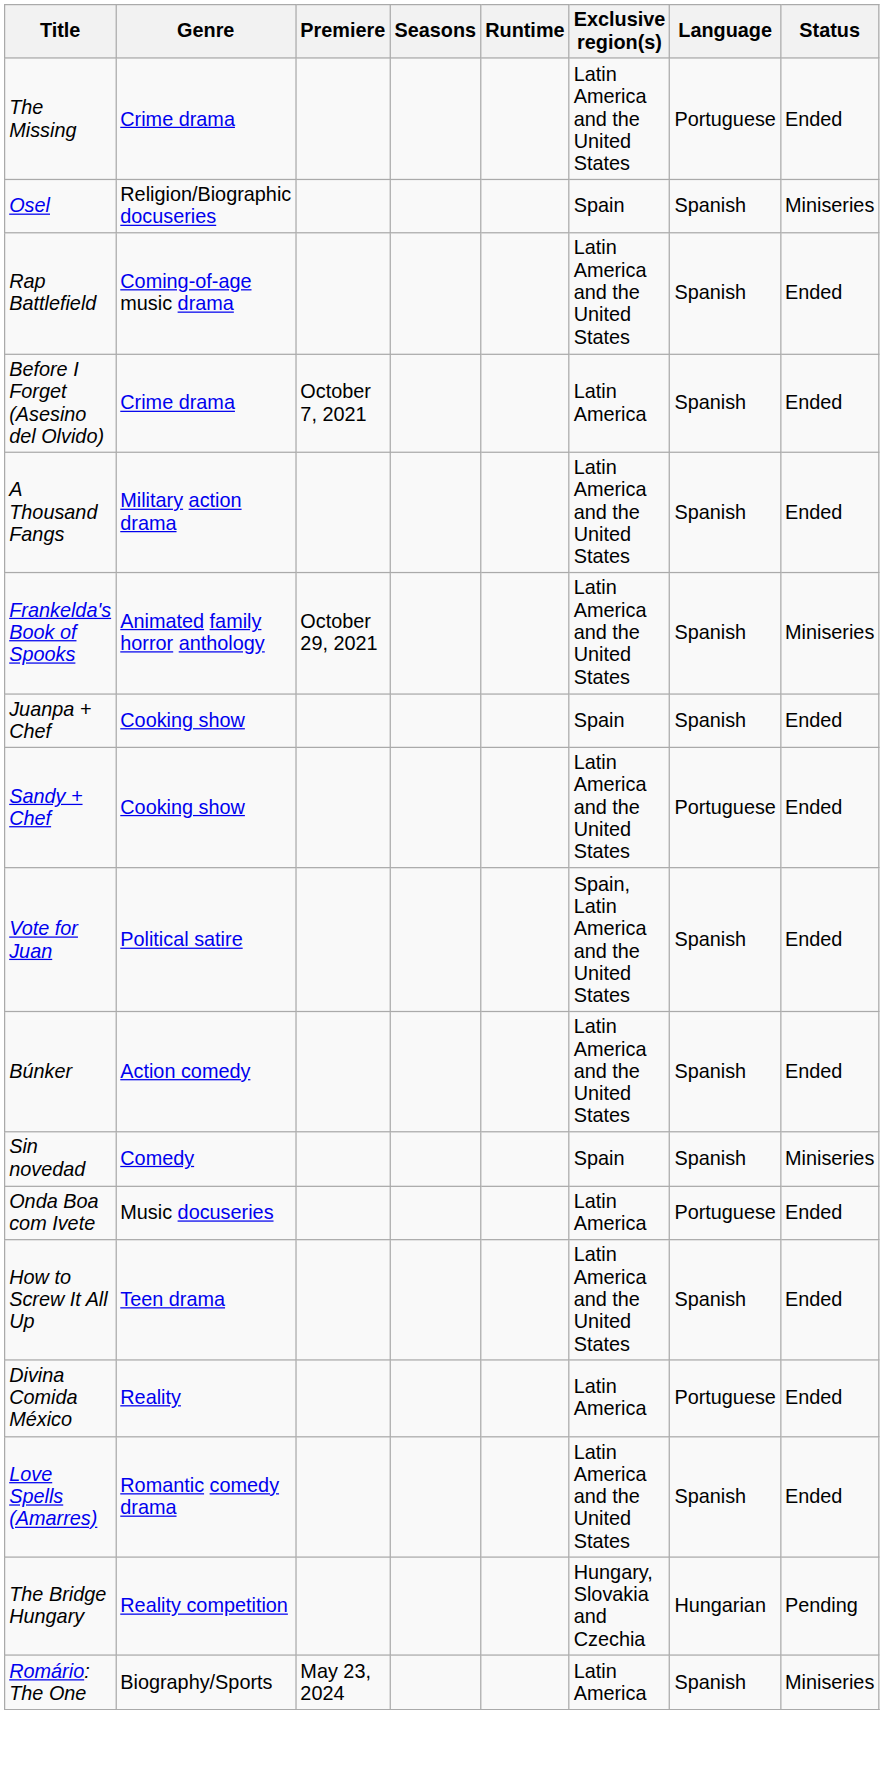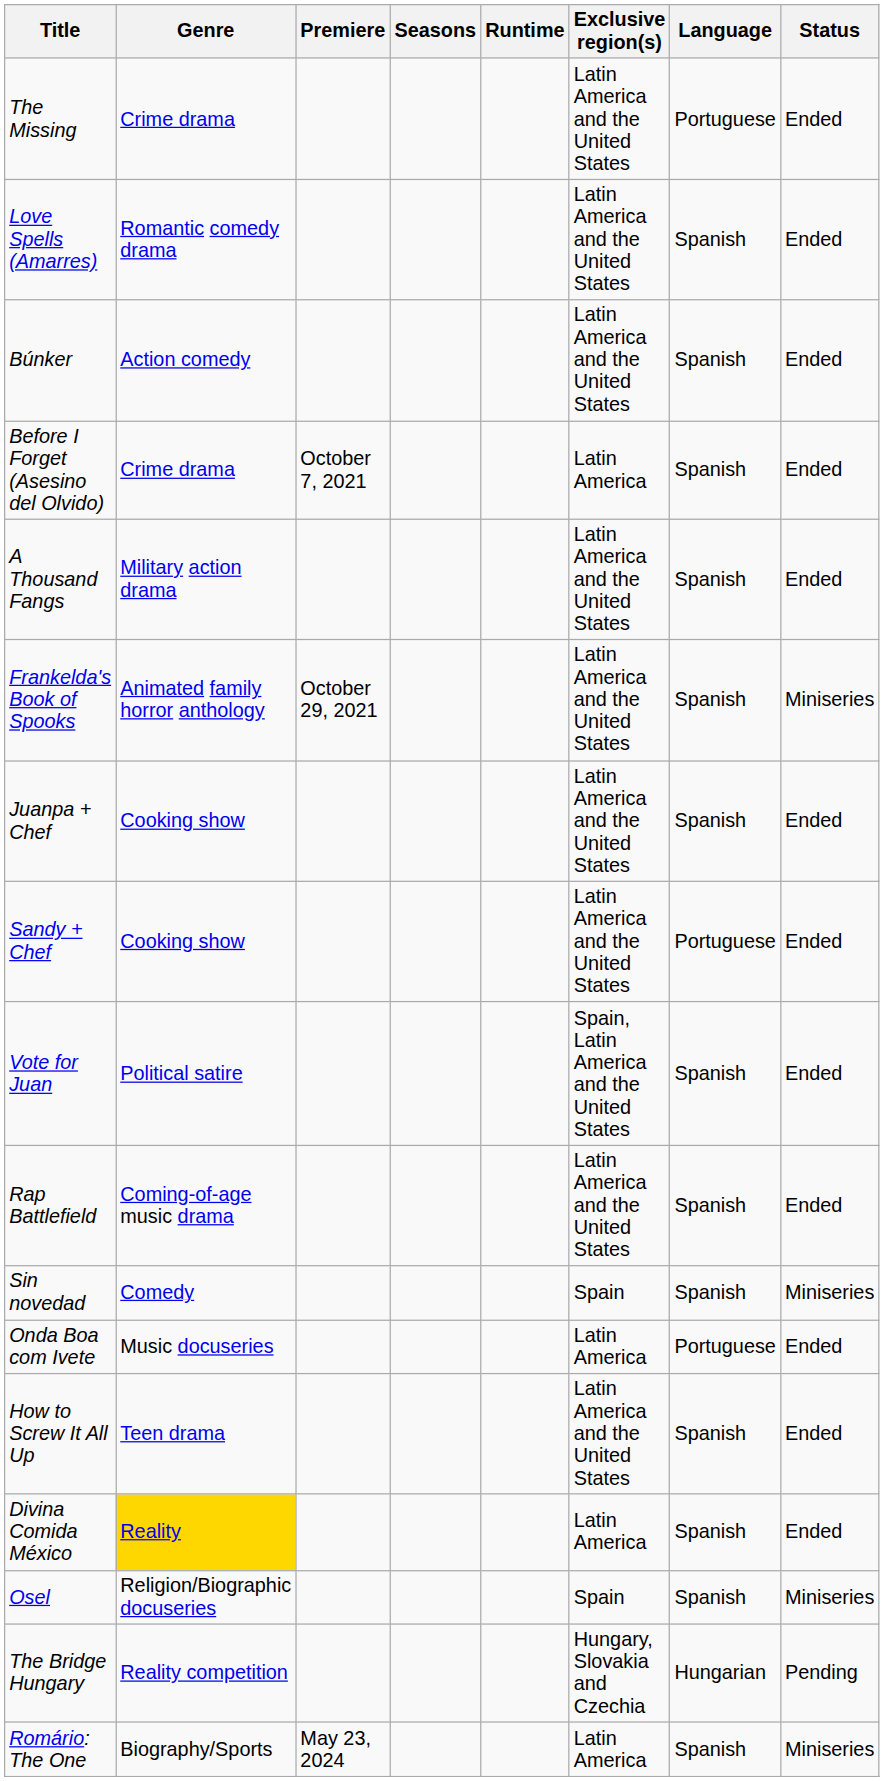rows swapped: (53, 1496) <-> (30, 205)
rows swapped: (53, 293) <-> (41, 1071)
(599, 720) Spain -> (610, 820) Latin America and the United States
(151, 1398) no background -> (151, 1532) gold background
(725, 1398) Portuguese -> (710, 1532) Spanish
